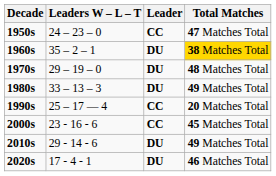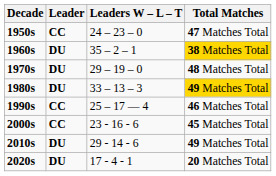columns swapped: (164, 13) <-> (95, 13)
(228, 87) no background -> (228, 87) gold background
(228, 106) 20 Matches Total -> (228, 106) 46 Matches Total
(228, 161) 46 Matches Total -> (228, 161) 20 Matches Total
